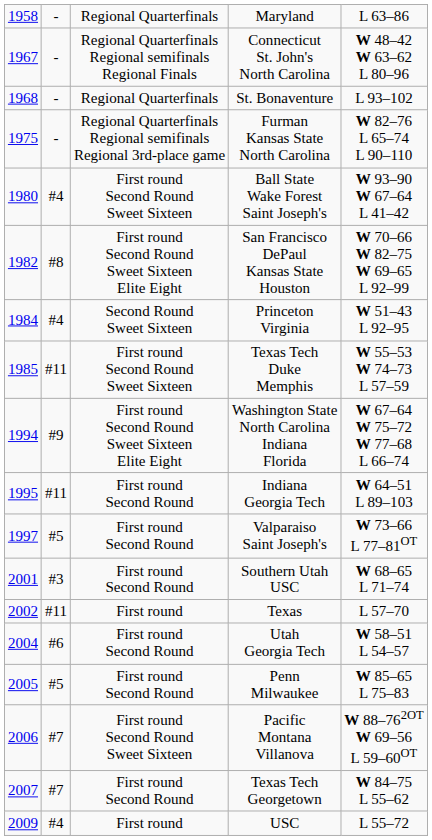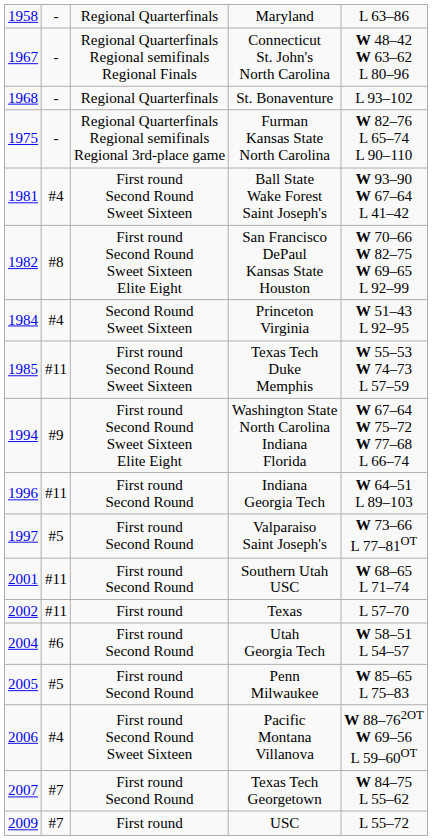(23, 196) 1980 -> (23, 196) 1981
(23, 493) 1995 -> (23, 493) 1996
(56, 578) #3 -> (56, 578) #11
(56, 737) #7 -> (56, 737) #4
(56, 823) #4 -> (56, 823) #7
